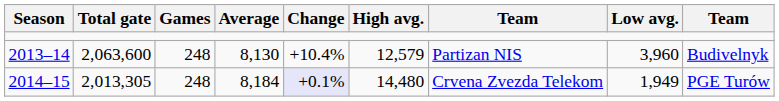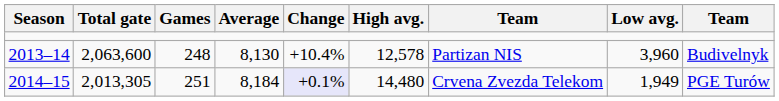(400, 54) 12,579 -> (400, 54) 12,578
(197, 81) 248 -> (197, 81) 251
